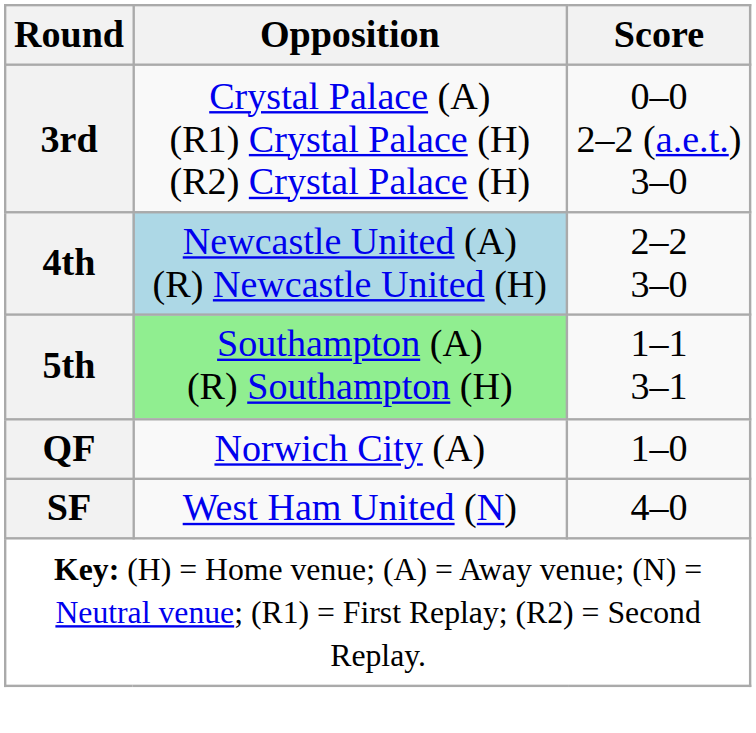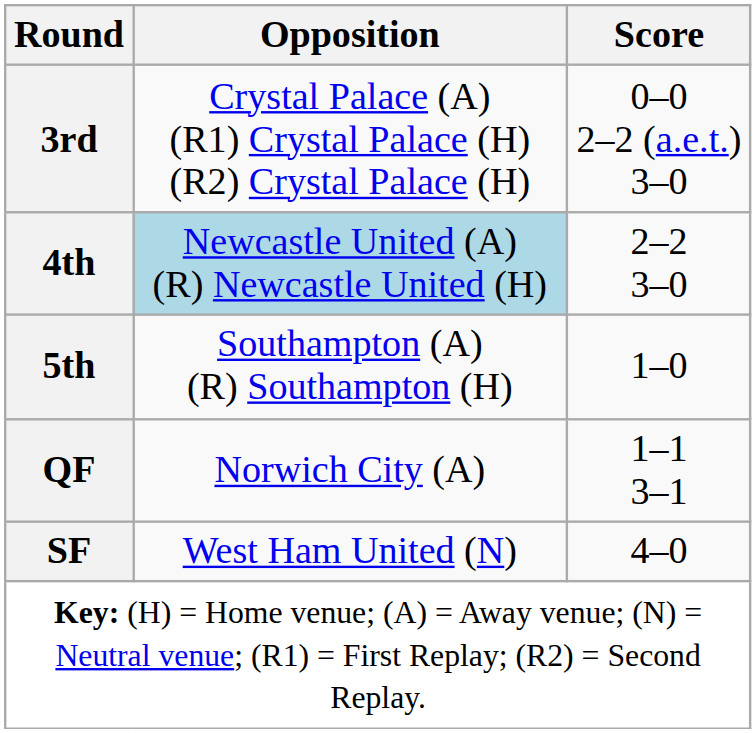(350, 365) lightgreen background -> (350, 365) no background
(659, 365) 1–1 3–1 -> (659, 365) 1–0
(659, 447) 1–0 -> (659, 469) 1–1 3–1
